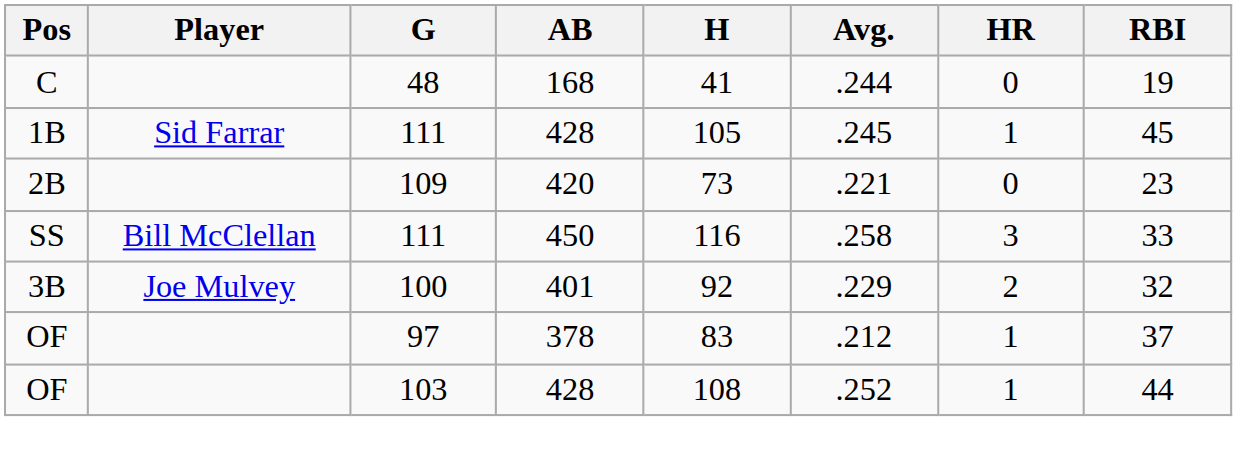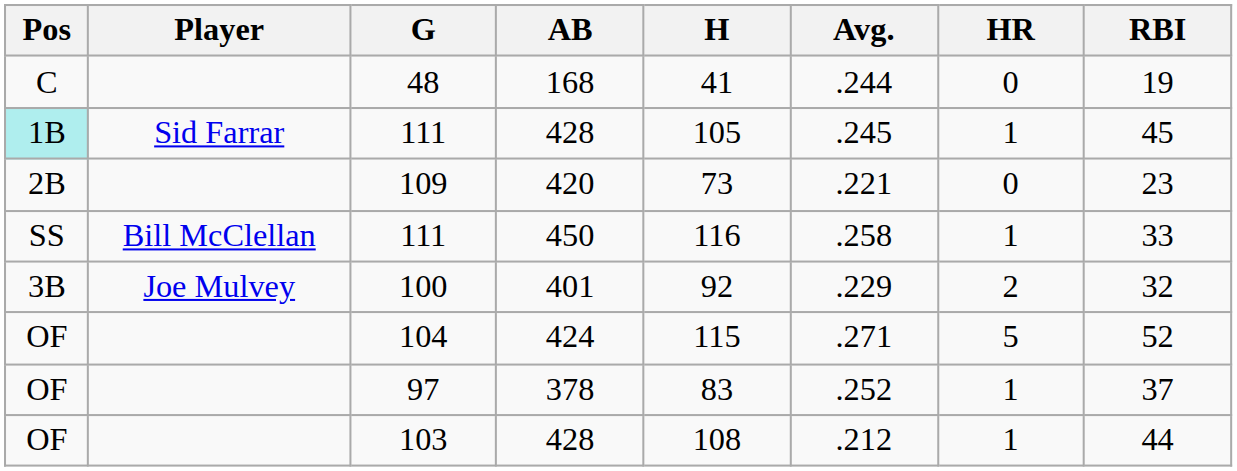(47, 132) no background -> (47, 132) paleturquoise background
(1011, 235) 3 -> (1011, 235) 1
+ row: (423, 337)
(864, 337) .212 -> (864, 388) .252
(864, 388) .252 -> (864, 440) .212
